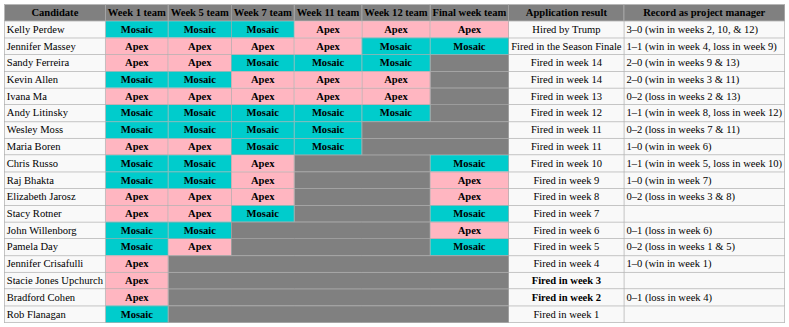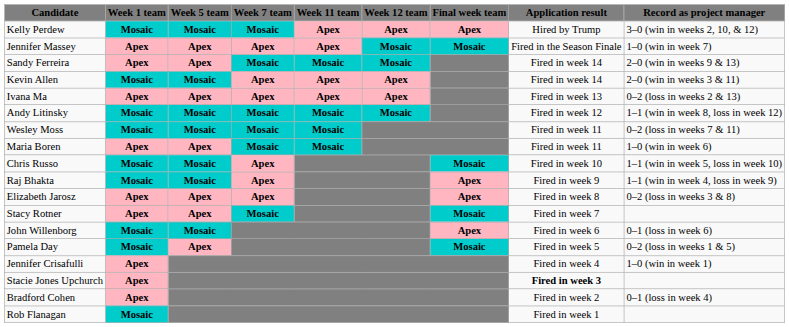(702, 46) 1–1 (win in week 4, loss in week 9) -> (669, 46) 1–0 (win in week 7)
(669, 180) 1–0 (win in week 7) -> (702, 180) 1–1 (win in week 4, loss in week 9)
(566, 297) bold -> (566, 297) normal
